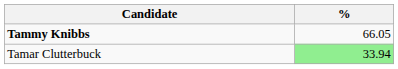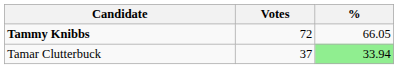+ column: (275, 14)
